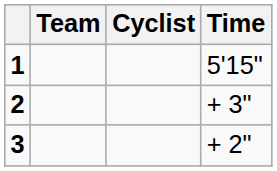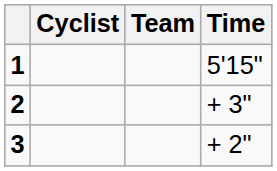columns swapped: (154, 24) <-> (68, 24)
